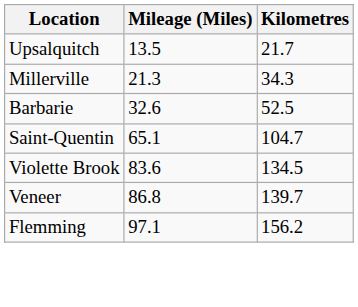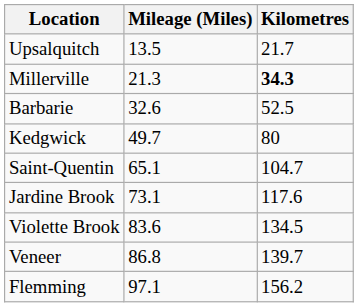(277, 78) normal -> (277, 78) bold
+ row: (47, 138)
+ row: (62, 197)
